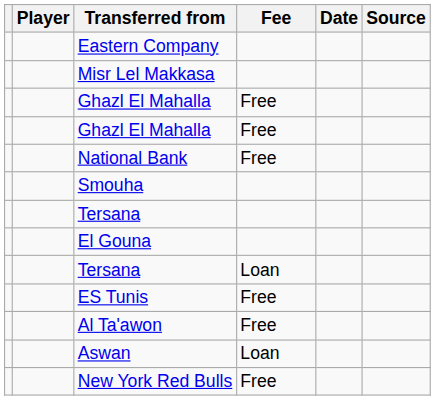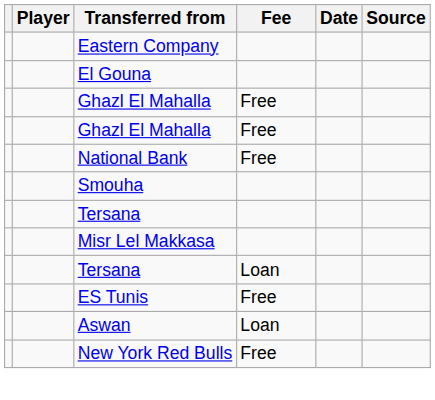rows swapped: (146, 74) <-> (114, 241)
- row: (120, 325)
